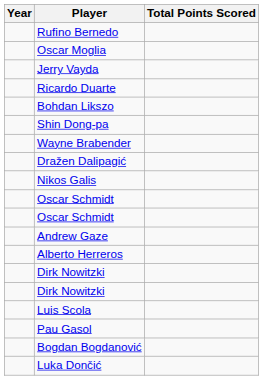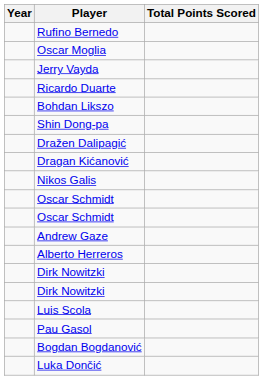- row: (19, 143)
+ row: (19, 162)
